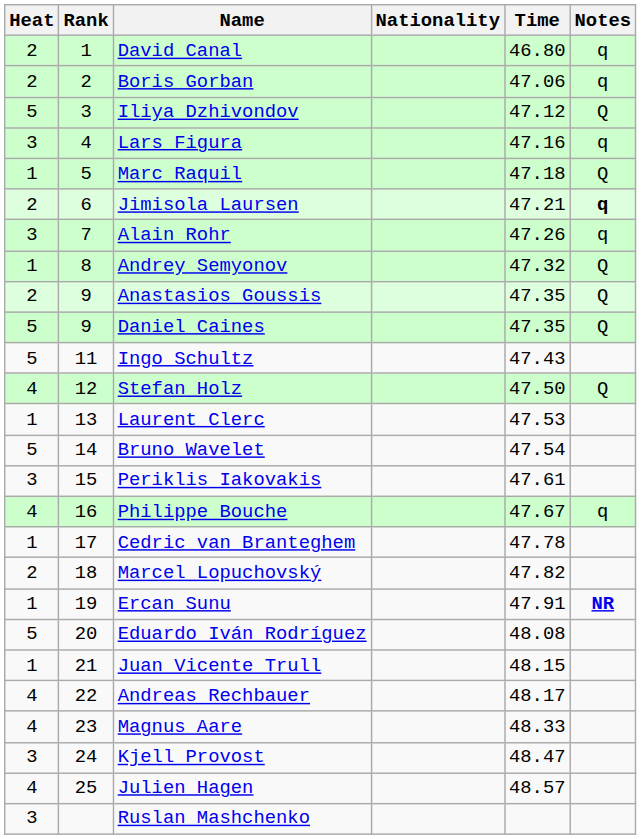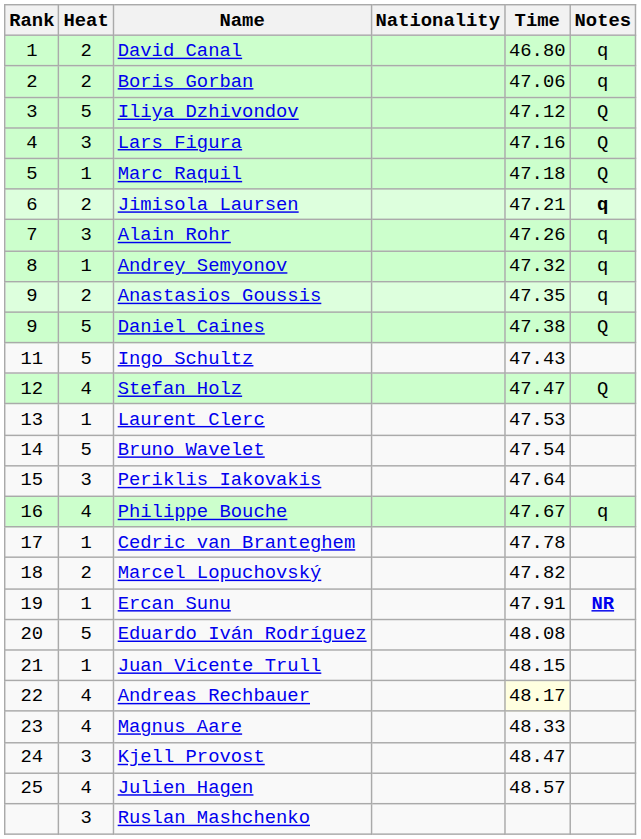columns swapped: (86, 20) <-> (32, 20)
(603, 143) q -> (603, 143) Q
(603, 266) Q -> (603, 266) q
(603, 297) Q -> (603, 297) q
(537, 327) 47.35 -> (537, 327) 47.38
(537, 389) 47.50 -> (537, 389) 47.47
(537, 481) 47.61 -> (537, 481) 47.64
(537, 696) no background -> (537, 696) lightyellow background
